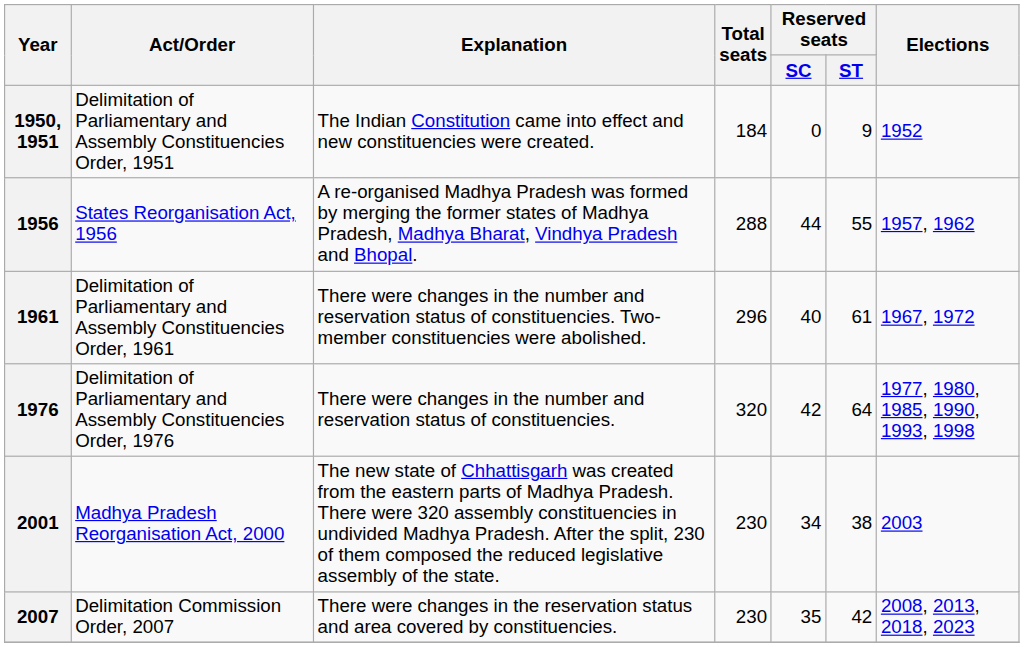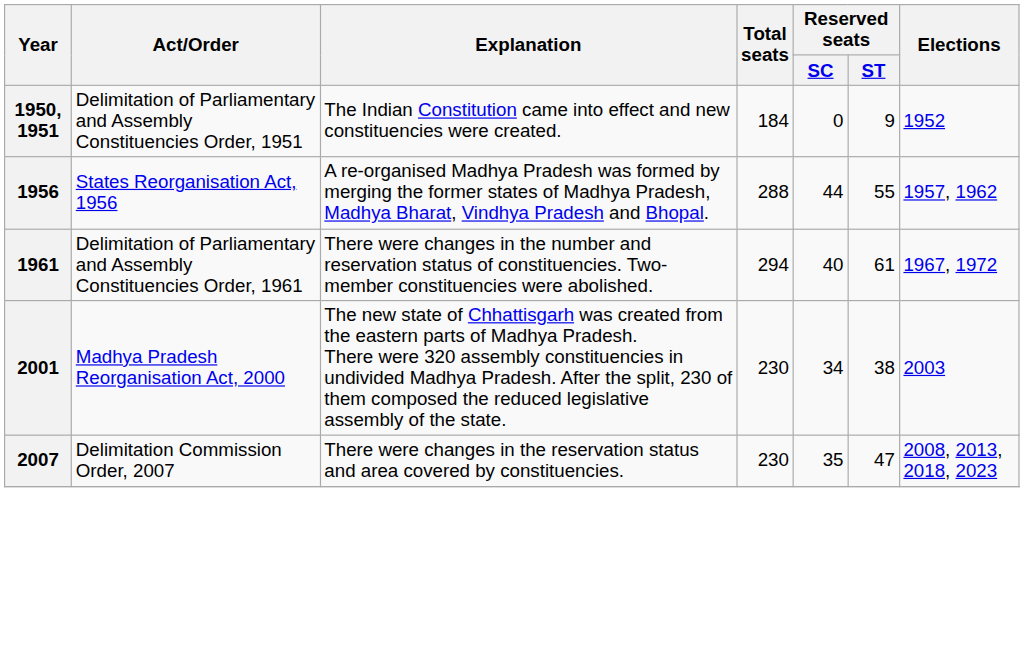(751, 317) 296 -> (773, 264) 294
- row: (38, 409)
(862, 616) 42 -> (884, 460) 47
